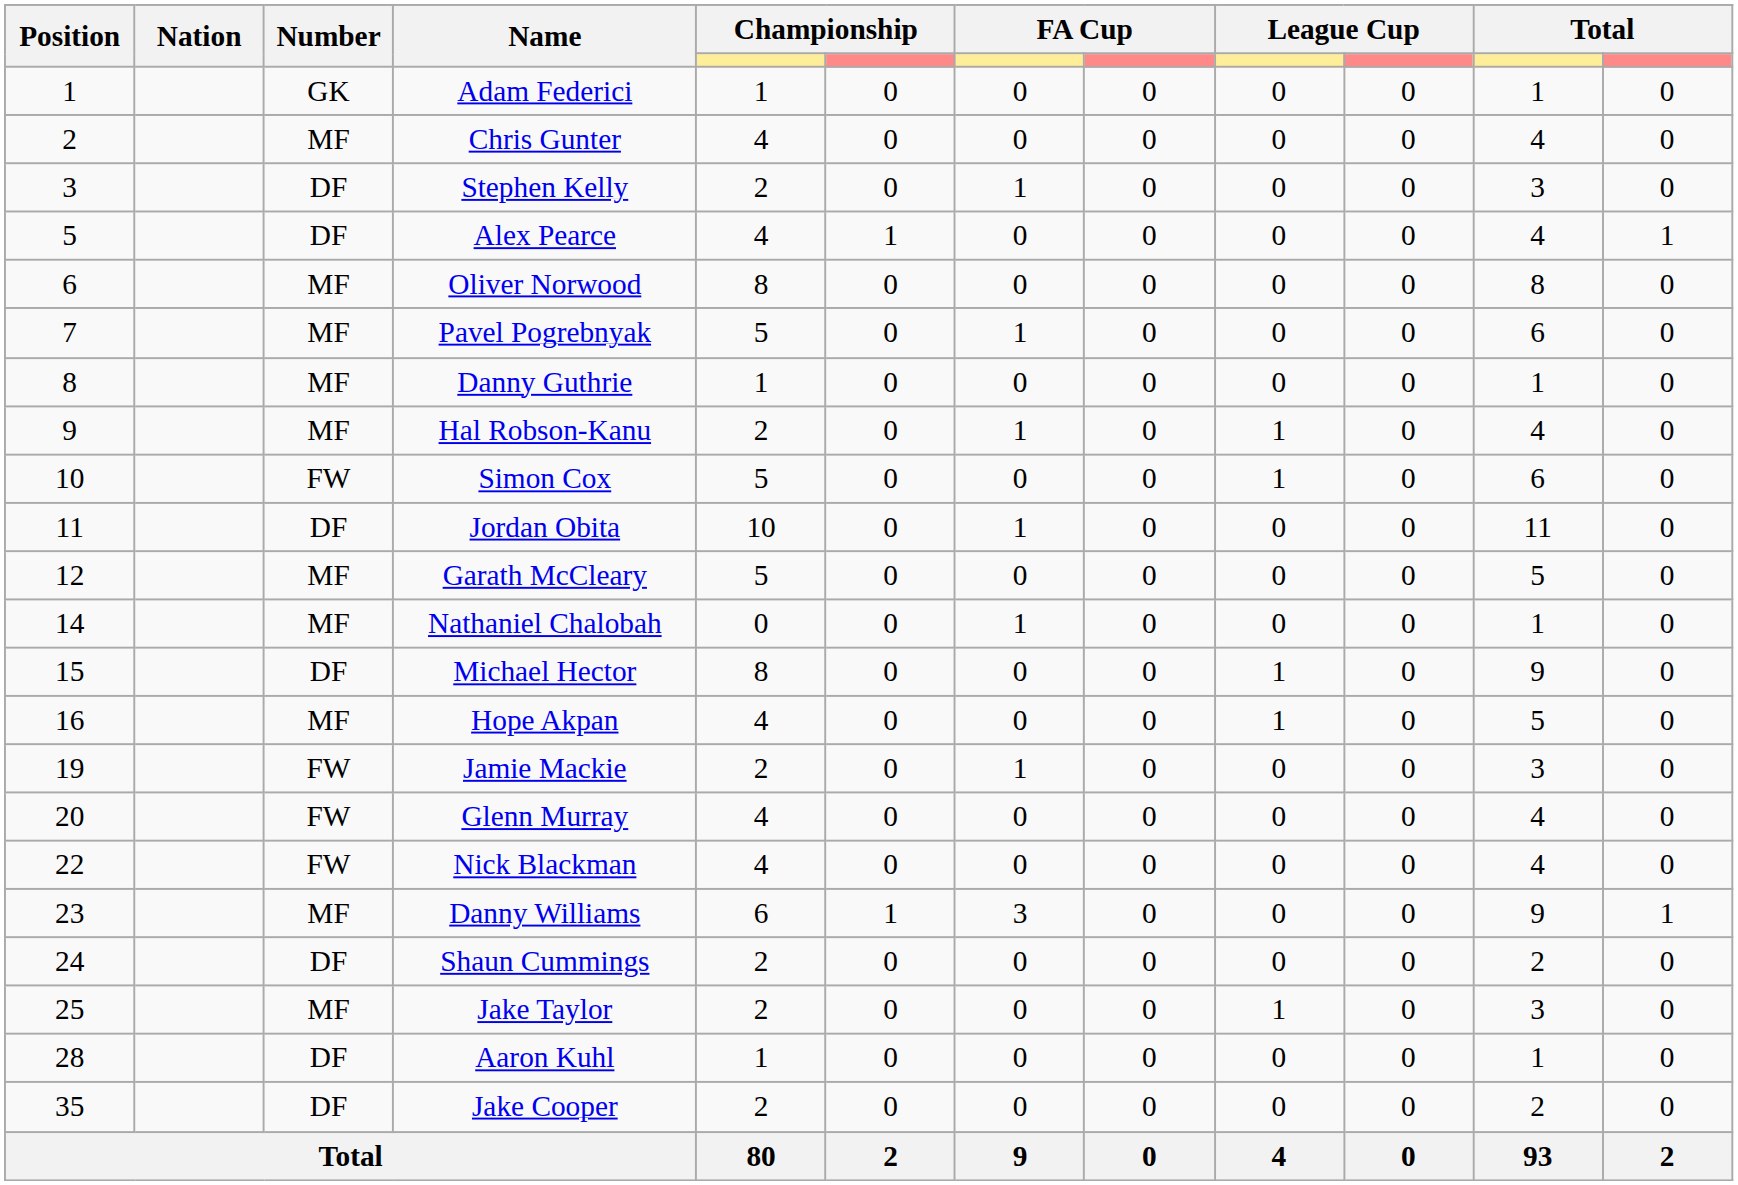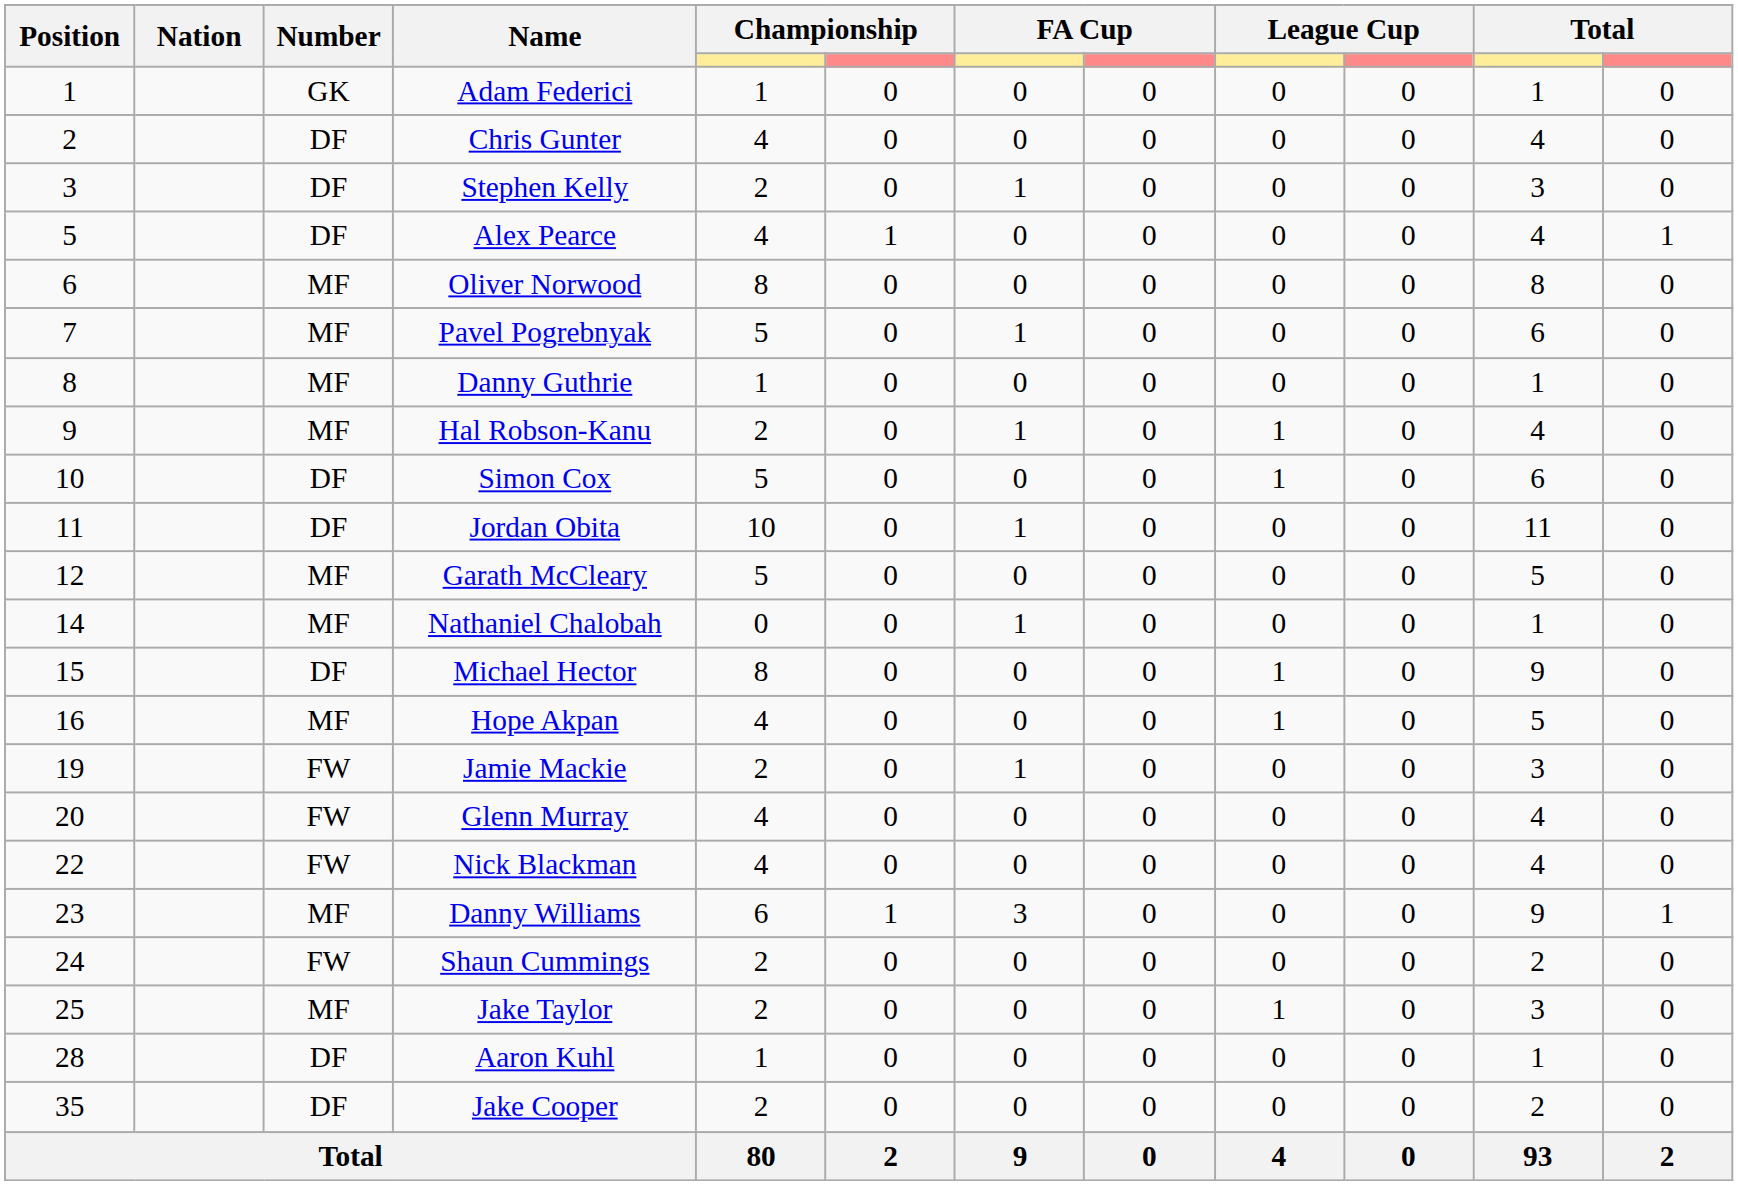(329, 139) MF -> (329, 139) DF
(329, 477) FW -> (329, 477) DF
(329, 961) DF -> (329, 961) FW
